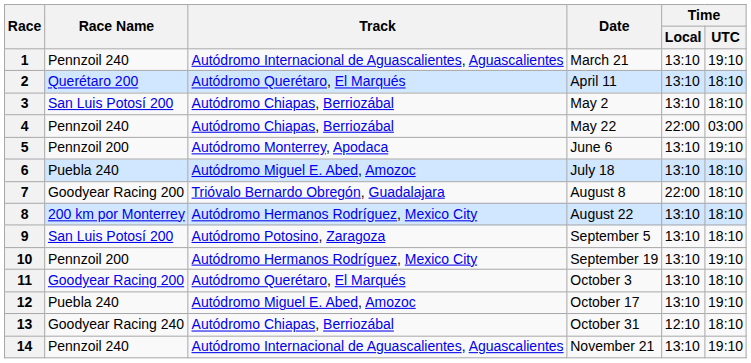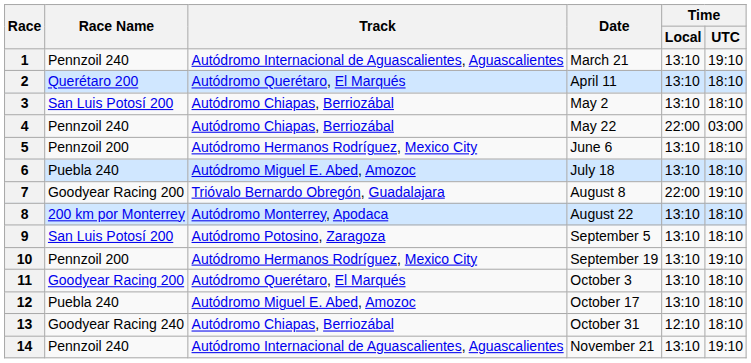(290, 148) Autódromo Monterrey, Apodaca -> (334, 148) Autódromo Hermanos Rodríguez, Mexico City
(726, 148) 19:10 -> (726, 148) 18:10
(726, 192) 18:10 -> (726, 192) 19:10
(334, 214) Autódromo Hermanos Rodríguez, Mexico City -> (290, 214) Autódromo Monterrey, Apodaca
(726, 302) 19:10 -> (726, 302) 18:10
